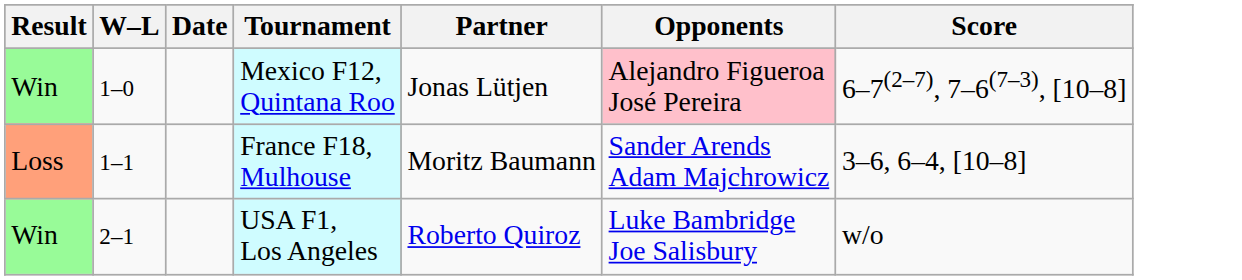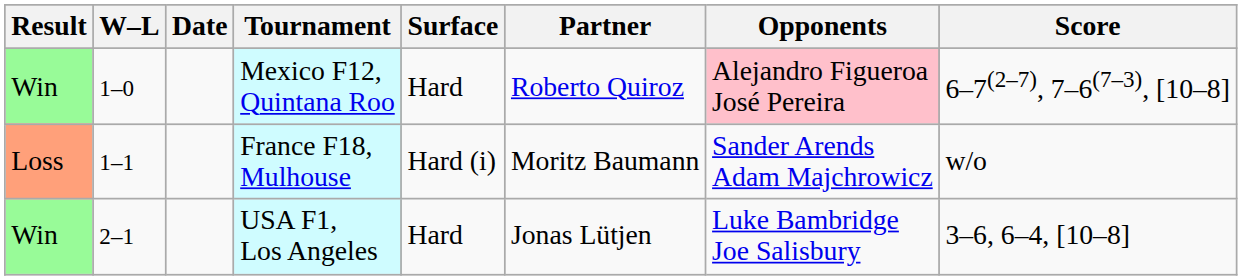+ column: (453, 26)
(478, 85) Jonas Lütjen -> (597, 85) Roberto Quiroz
(934, 160) 3–6, 6–4, [10–8] -> (966, 160) w/o
(494, 235) Roberto Quiroz -> (581, 235) Jonas Lütjen
(863, 235) w/o -> (1038, 235) 3–6, 6–4, [10–8]
